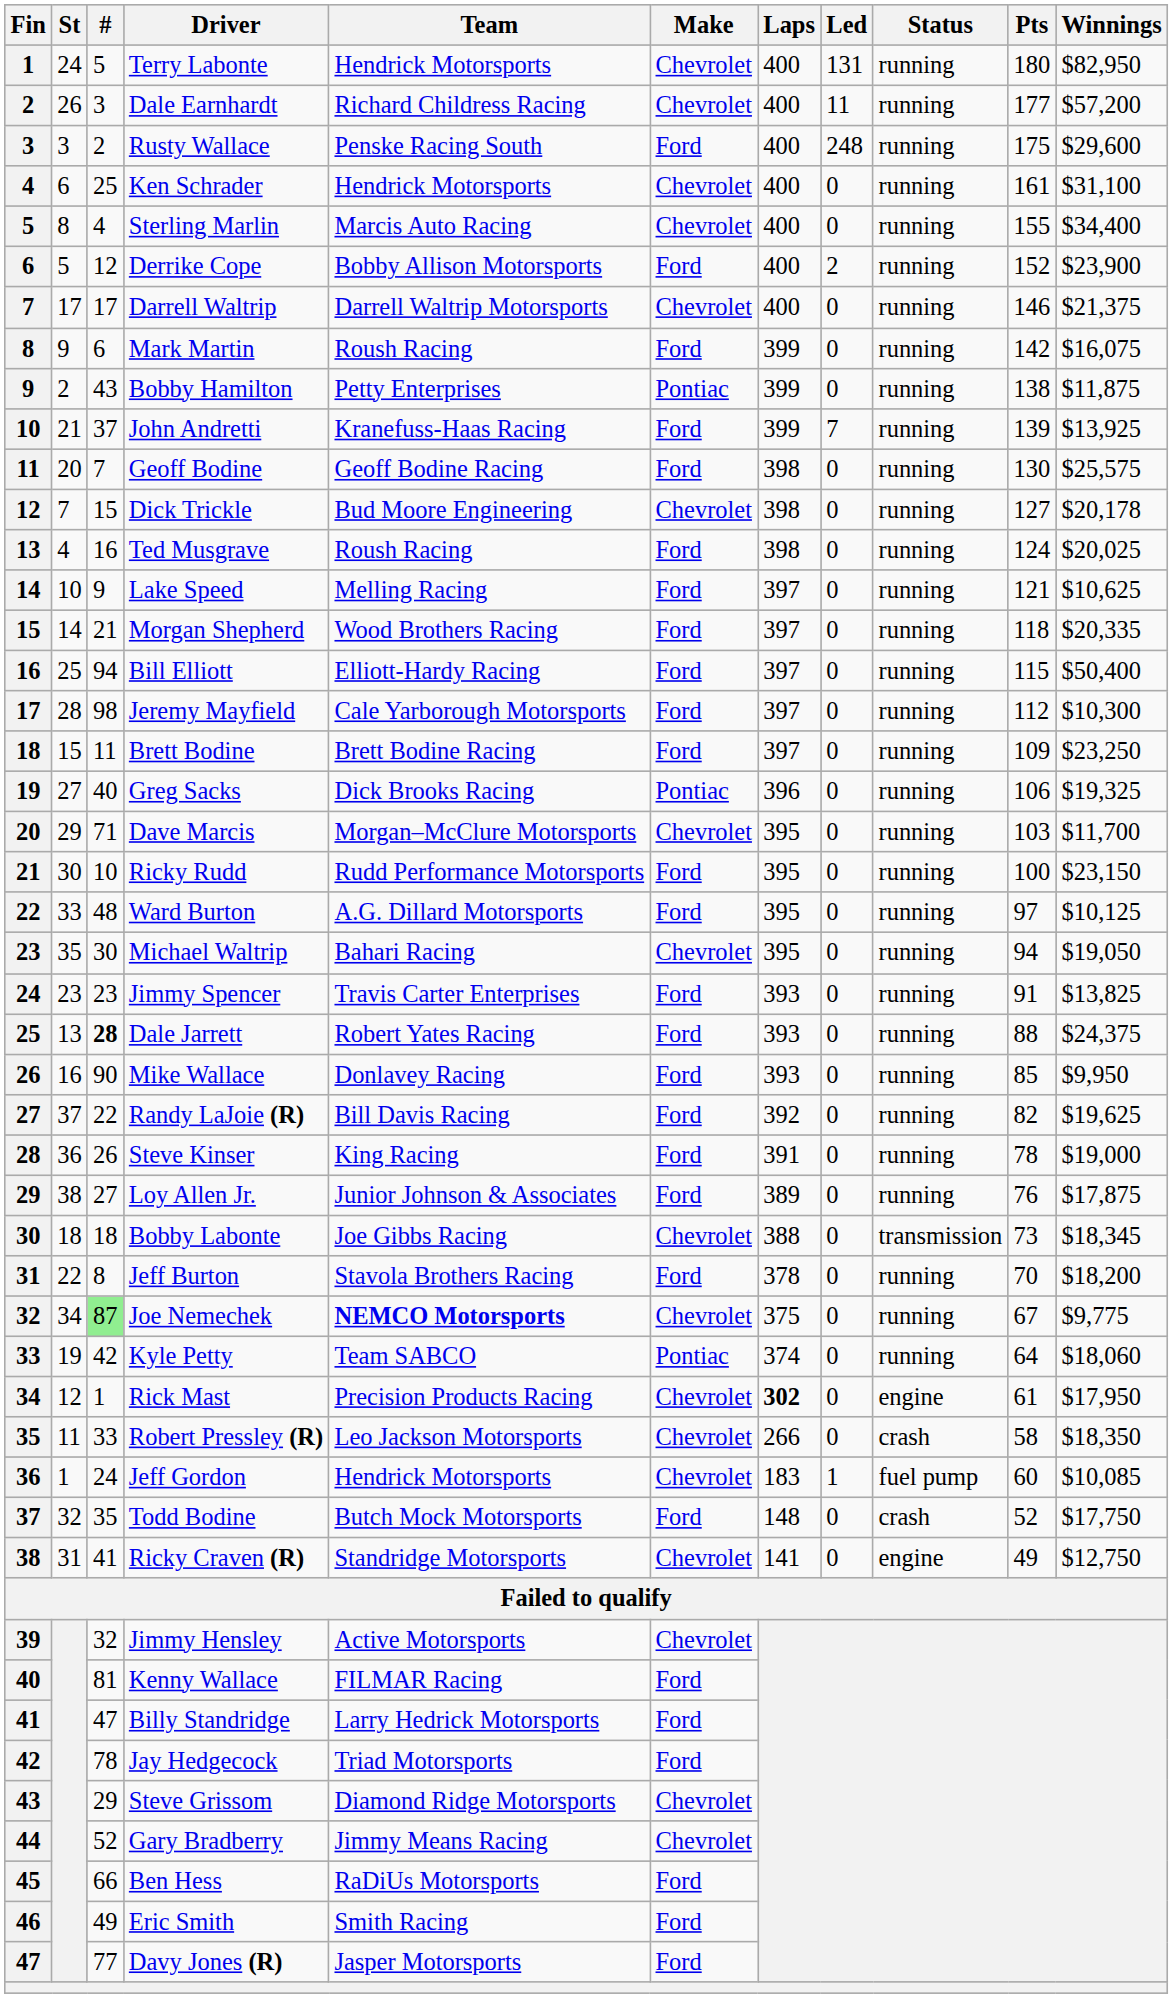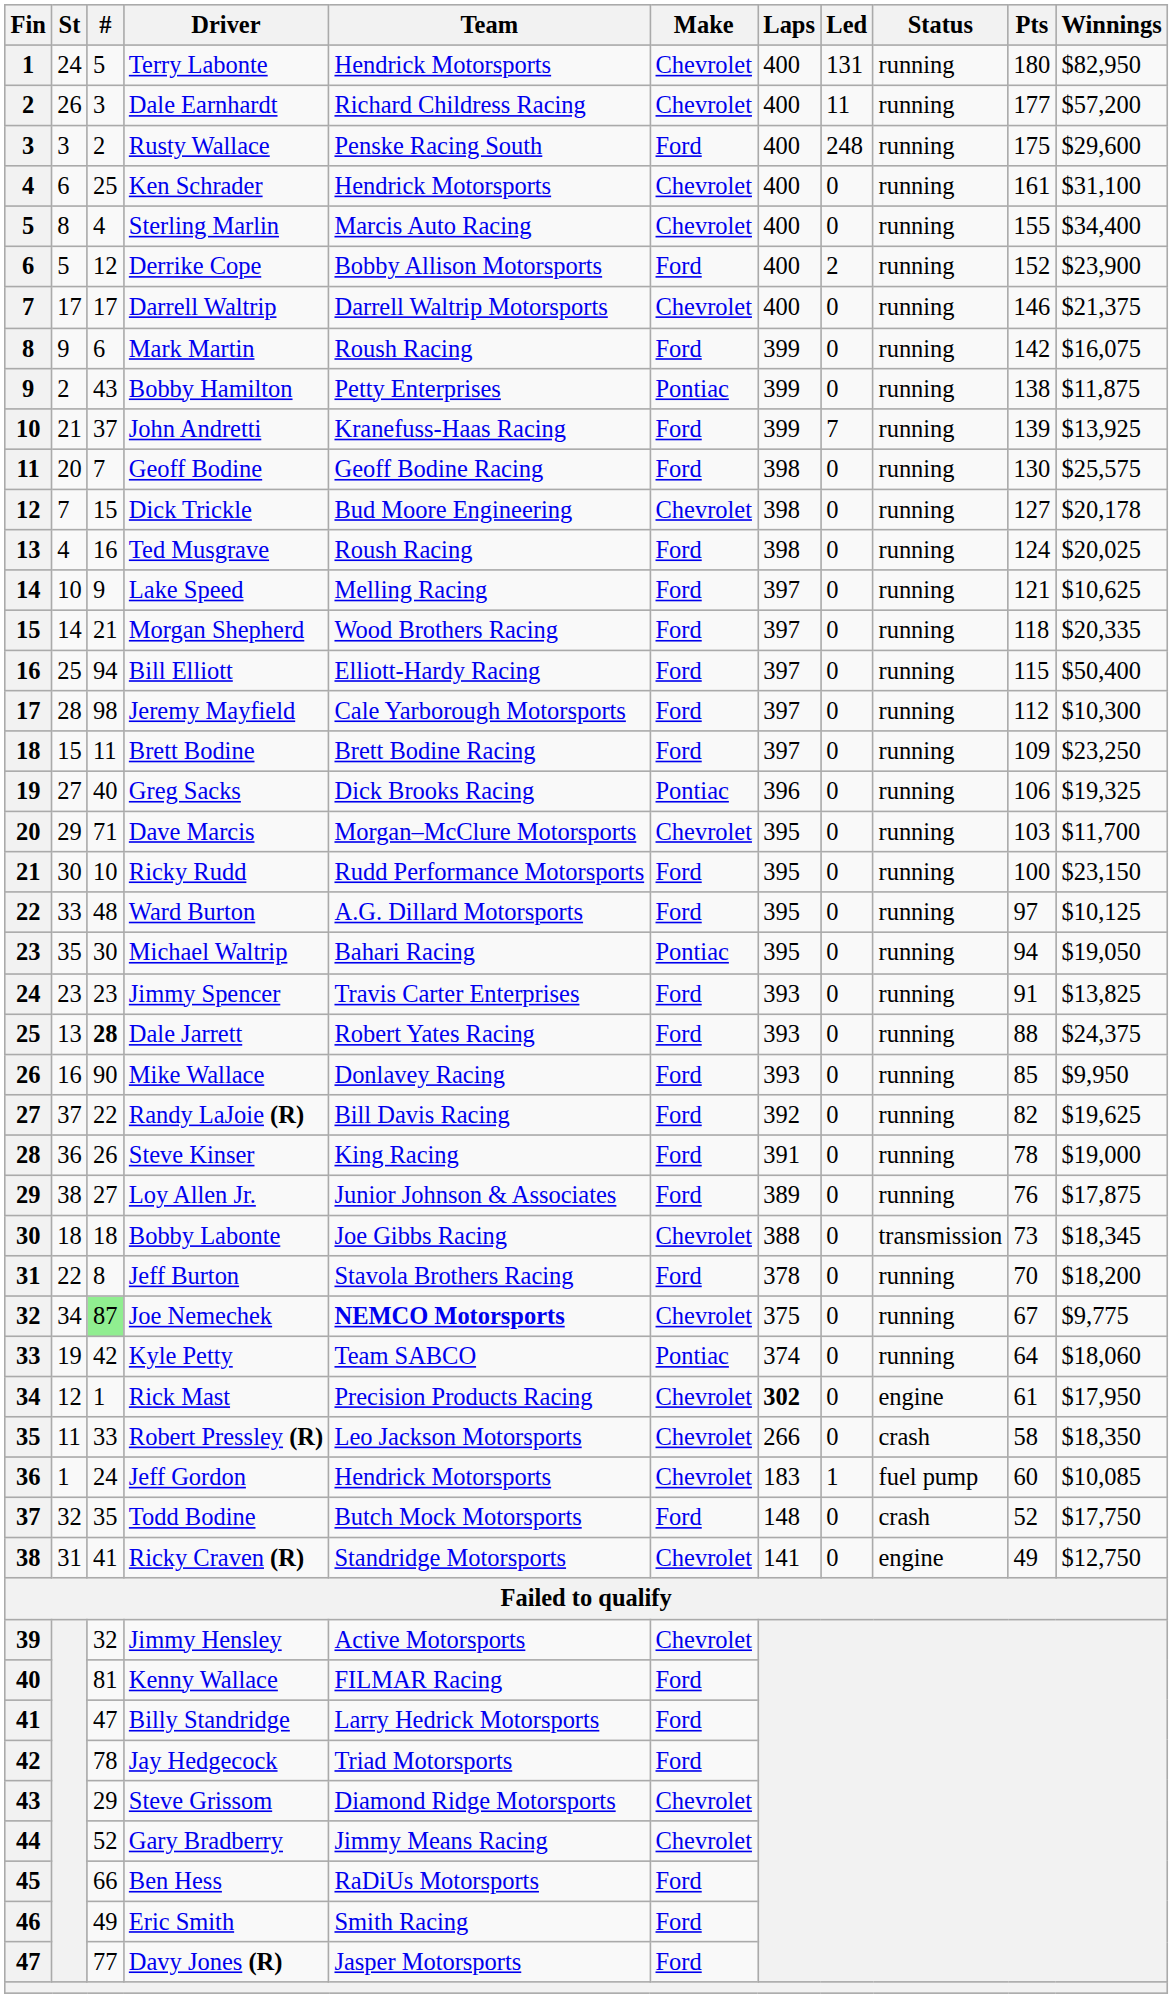(704, 952) Chevrolet -> (692, 952) Pontiac
